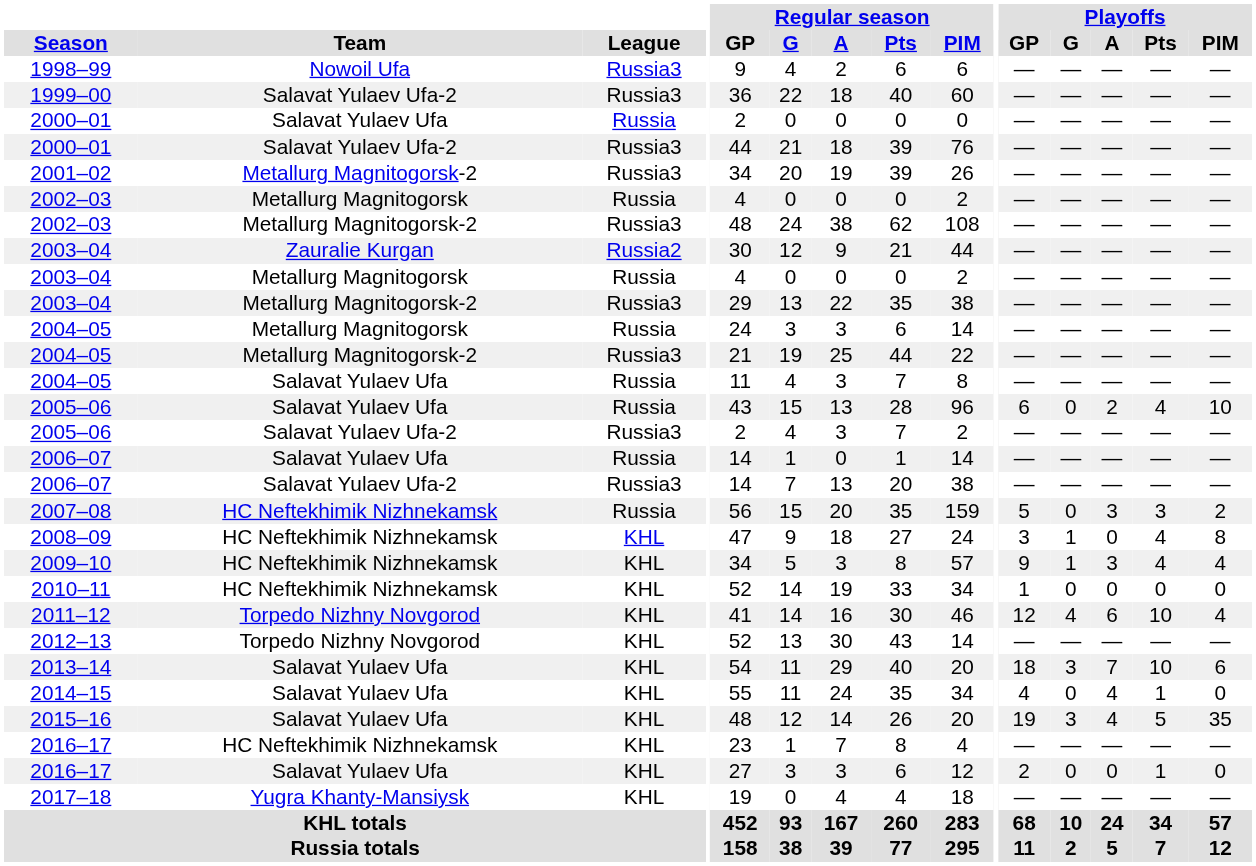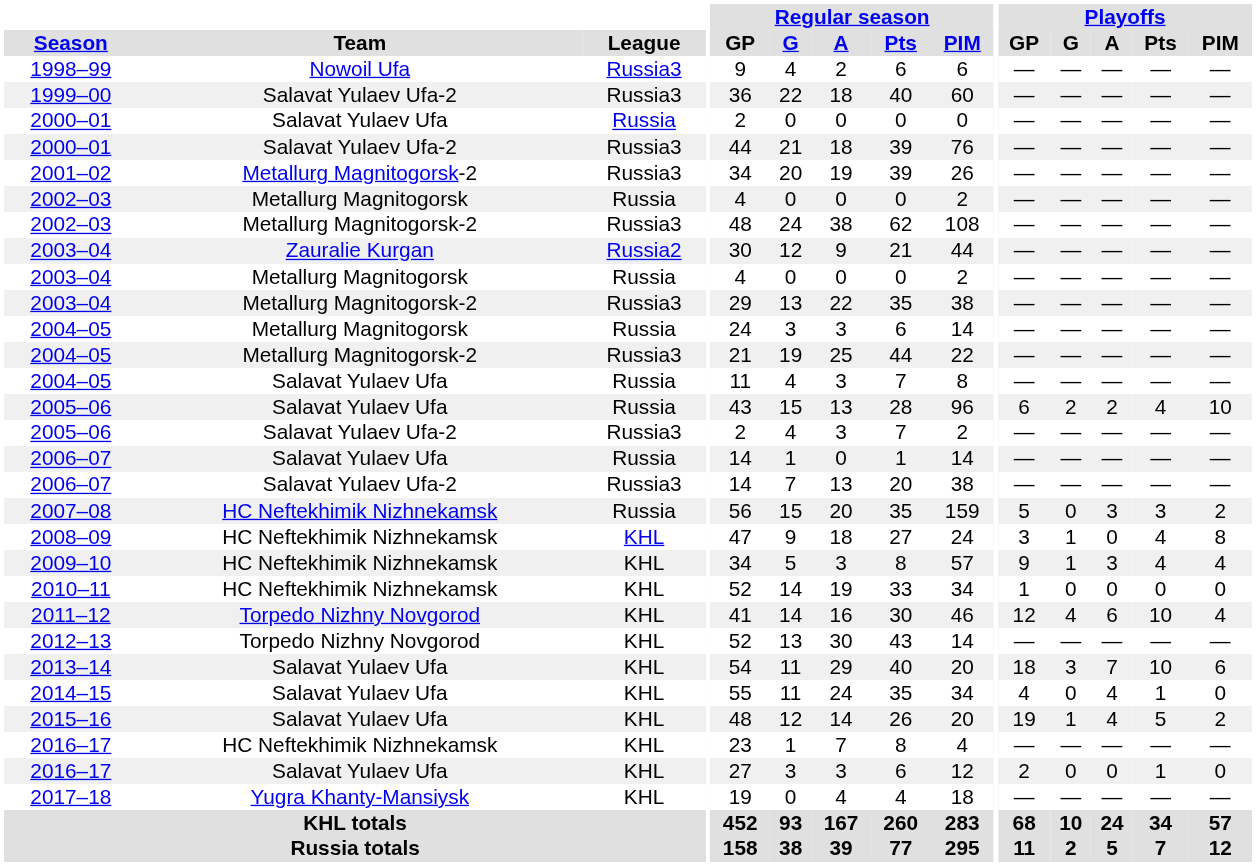(1071, 406) 0 -> (1071, 406) 2
(1071, 718) 3 -> (1071, 718) 1
(1220, 718) 35 -> (1220, 718) 2
